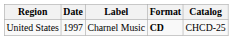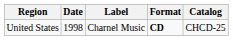(73, 27) 1997 -> (73, 27) 1998
